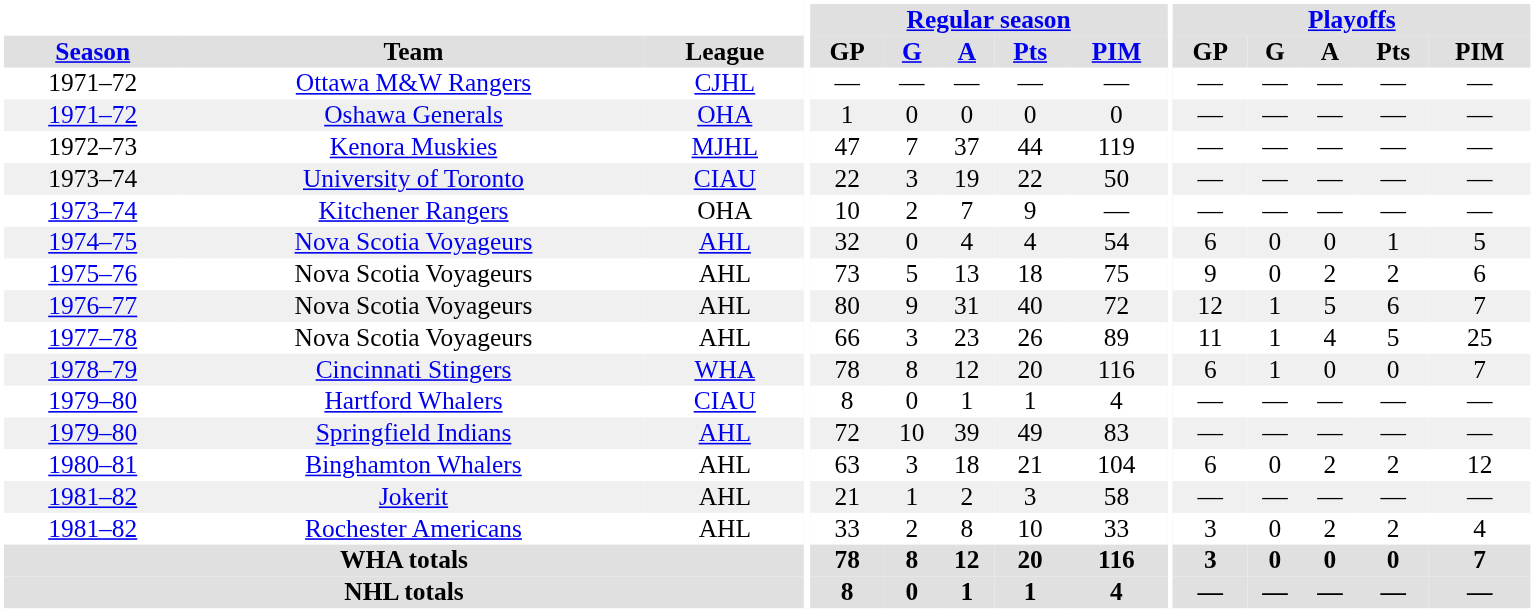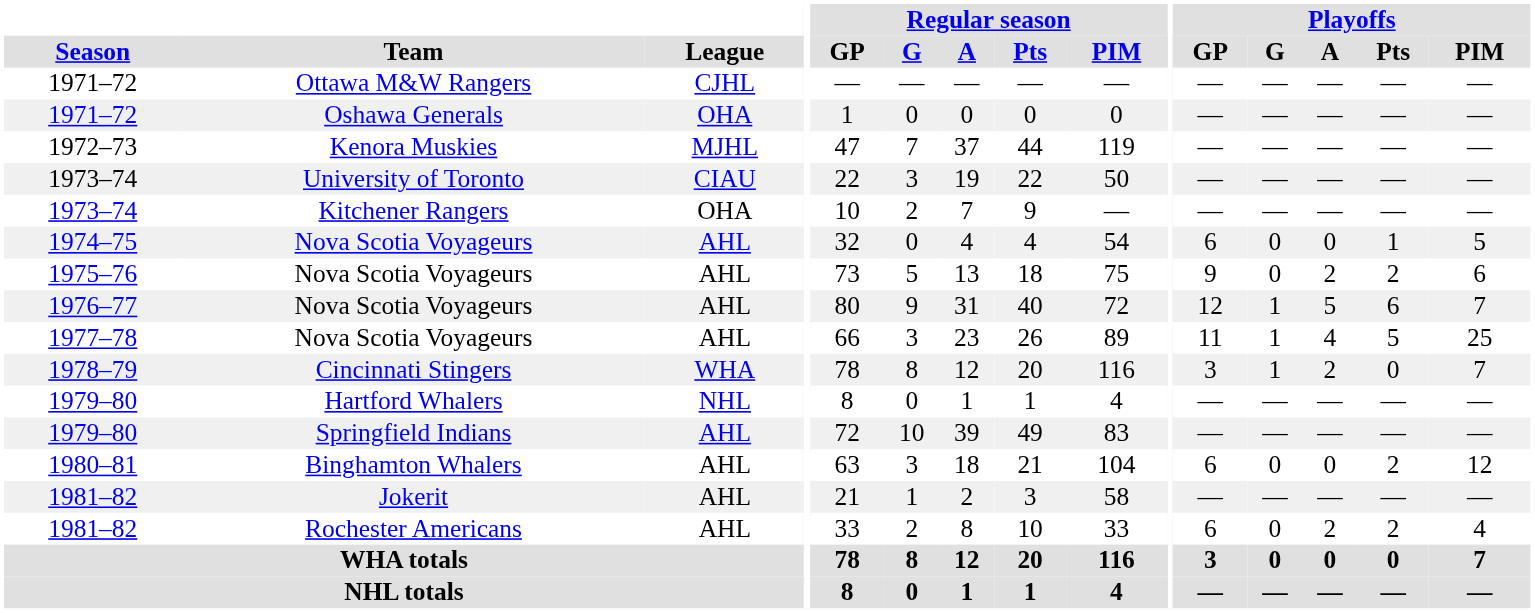(1210, 369) 6 -> (1210, 369) 3
(1330, 369) 0 -> (1330, 369) 2
(725, 401) CIAU -> (725, 401) NHL
(1330, 464) 2 -> (1330, 464) 0
(1210, 528) 3 -> (1210, 528) 6
